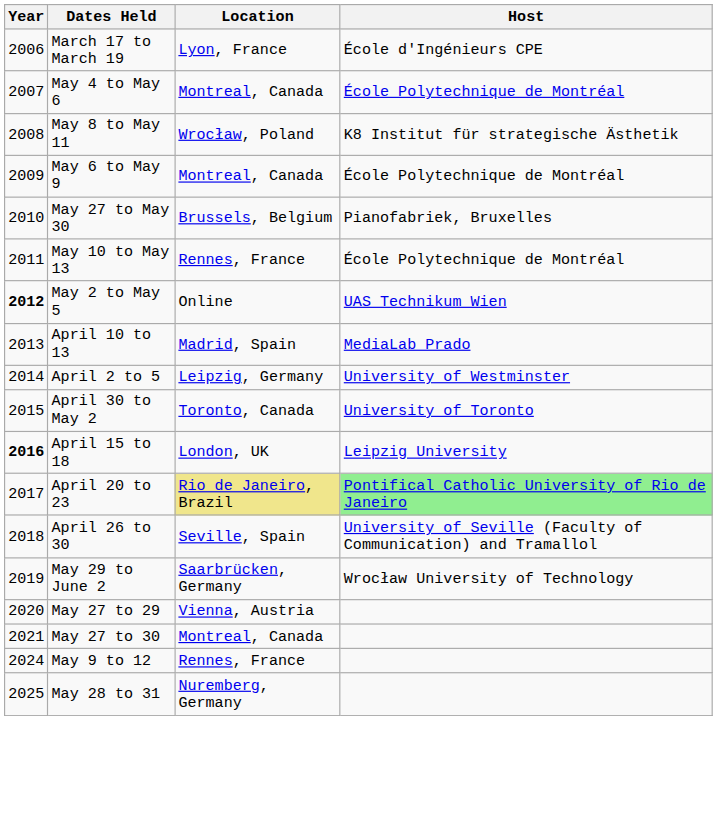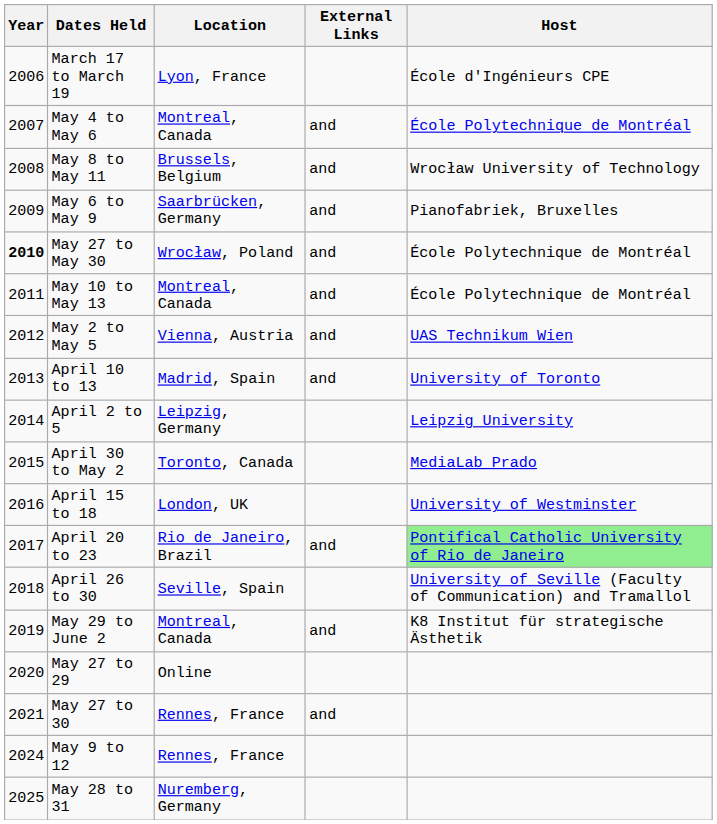+ column: (356, 26)
(246, 134) Wrocław, Poland -> (198, 169) Brussels, Belgium
(511, 134) K8 Institut für strategische Ästhetik -> (555, 169) Wrocław University of Technology
(251, 176) Montreal, Canada -> (212, 211) Saarbrücken, Germany
(484, 176) École Polytechnique de Montréal -> (514, 211) Pianofabriek, Bruxelles
(26, 218) normal -> (26, 253) bold
(255, 218) Brussels, Belgium -> (226, 253) Wrocław, Poland
(448, 218) Pianofabriek, Bruxelles -> (550, 253) École Polytechnique de Montréal
(242, 260) Rennes, France -> (198, 295) Montreal, Canada
(26, 302) bold -> (26, 337) normal
(206, 302) Online -> (226, 337) Vienna, Austria
(407, 344) MediaLab Prado -> (505, 379) University of Toronto
(457, 377) University of Westminster -> (492, 421) Leipzig University
(439, 411) University of Toronto -> (474, 463) MediaLab Prado
(26, 453) bold -> (26, 505) normal
(425, 453) Leipzig University -> (523, 505) University of Westminster
(246, 494) khaki background -> (226, 547) no background
(233, 578) Saarbrücken, Germany -> (198, 631) Montreal, Canada
(489, 578) Wrocław University of Technology -> (537, 631) K8 Institut für strategische Ästhetik
(246, 612) Vienna, Austria -> (185, 673) Online
(251, 636) Montreal, Canada -> (221, 715) Rennes, France
